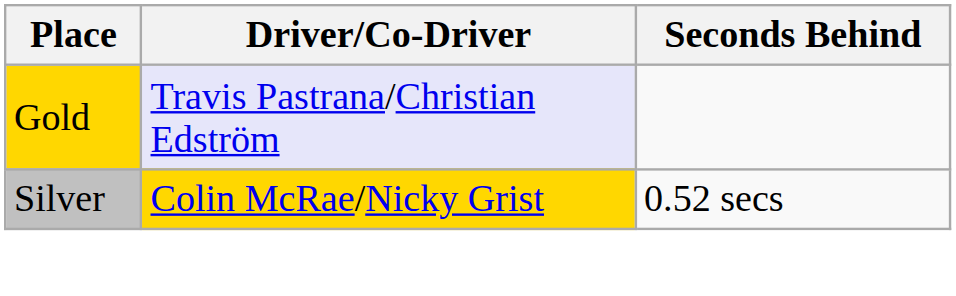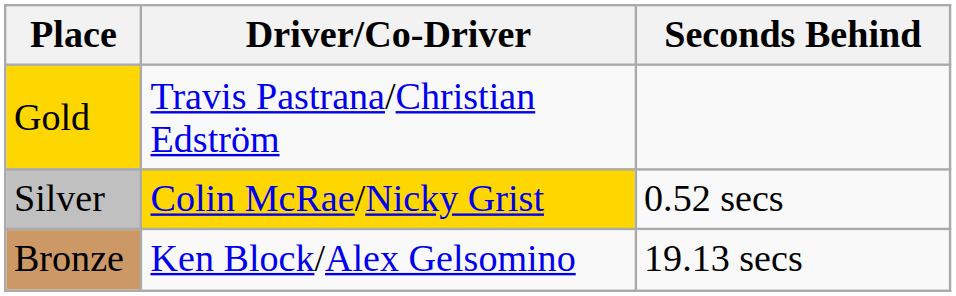(343, 116) lavender background -> (343, 116) no background
+ row: (69, 258)
